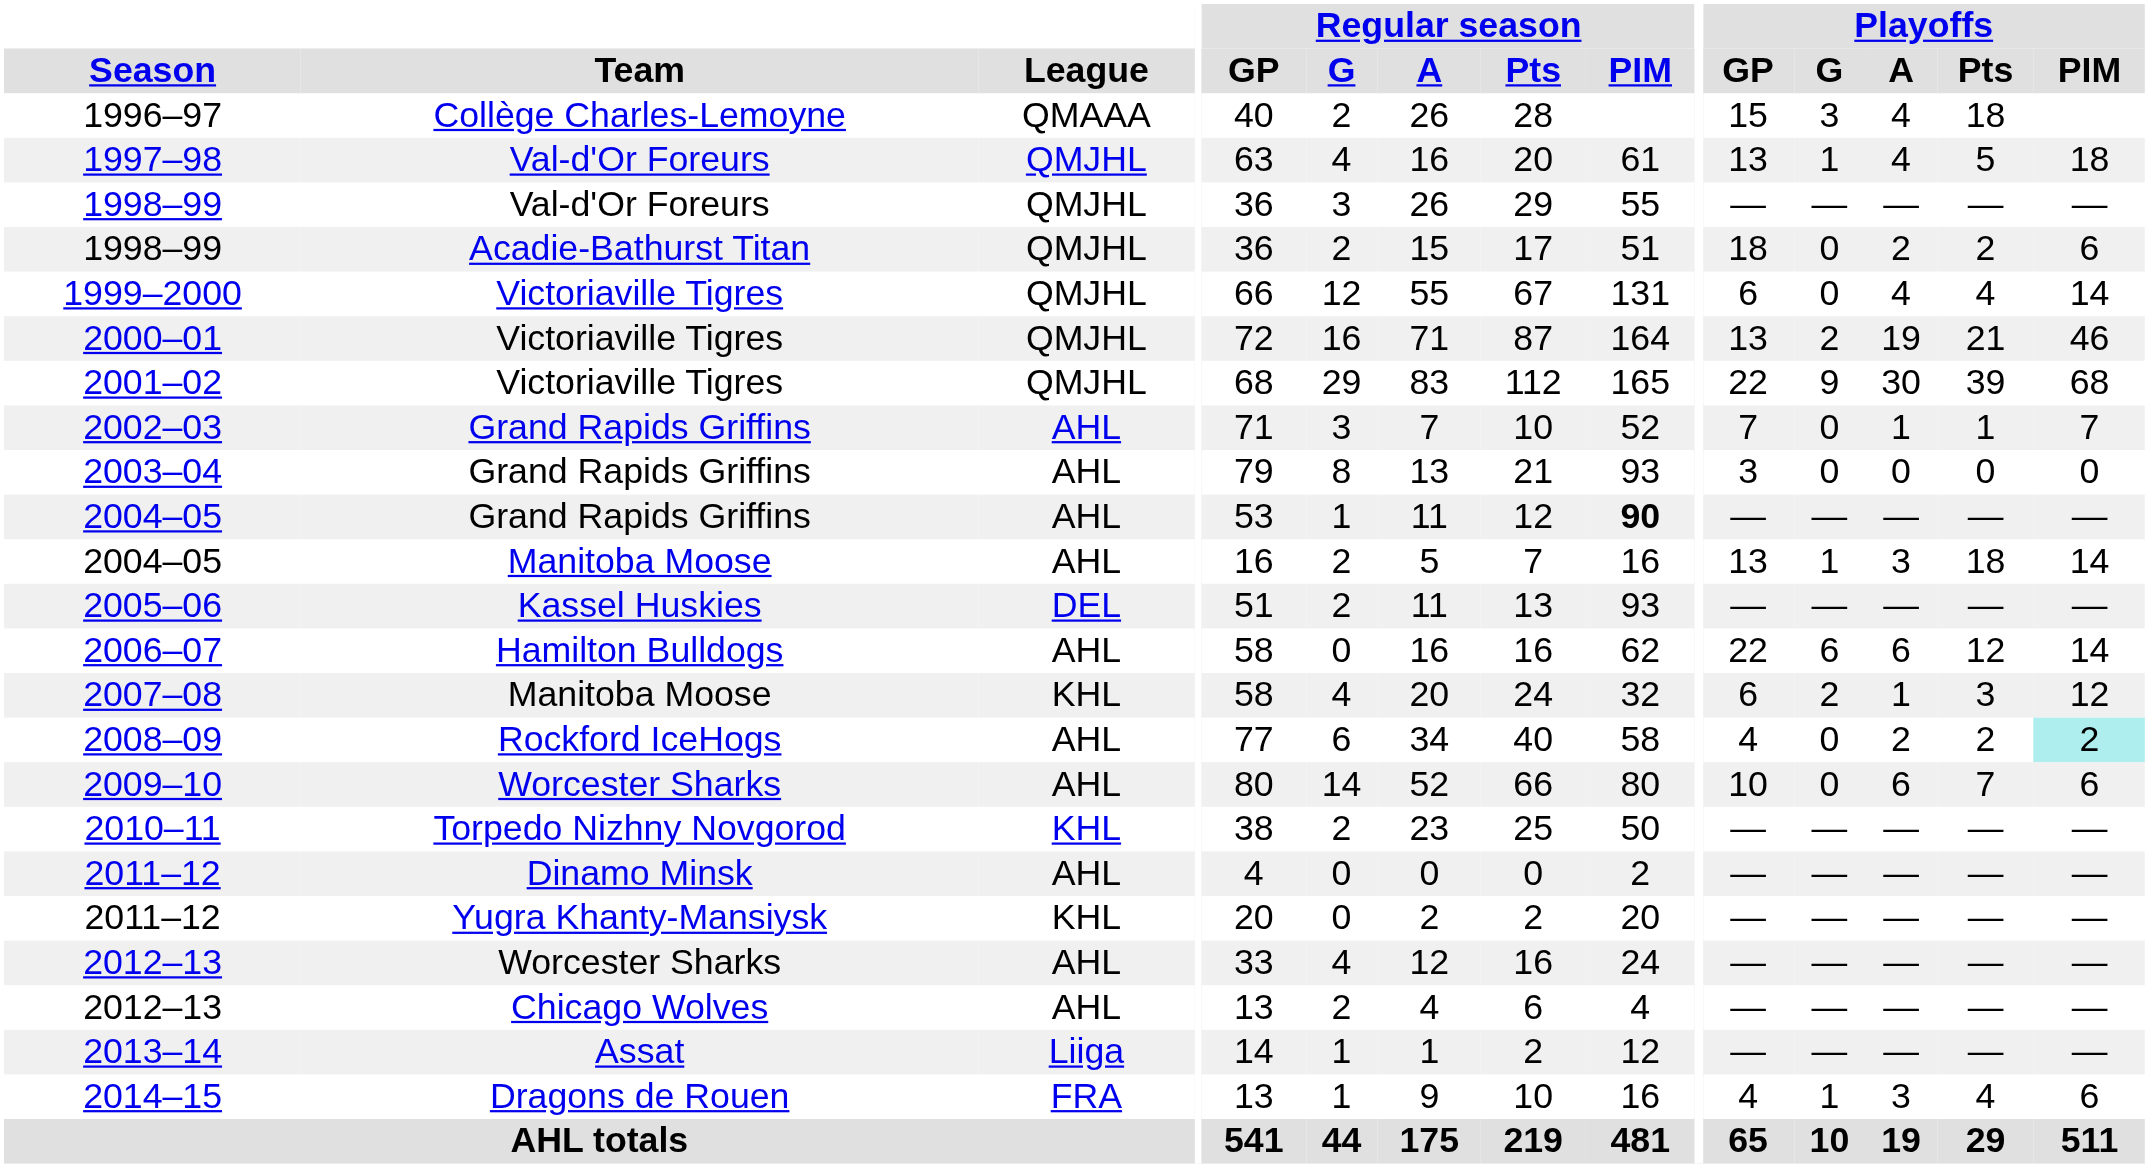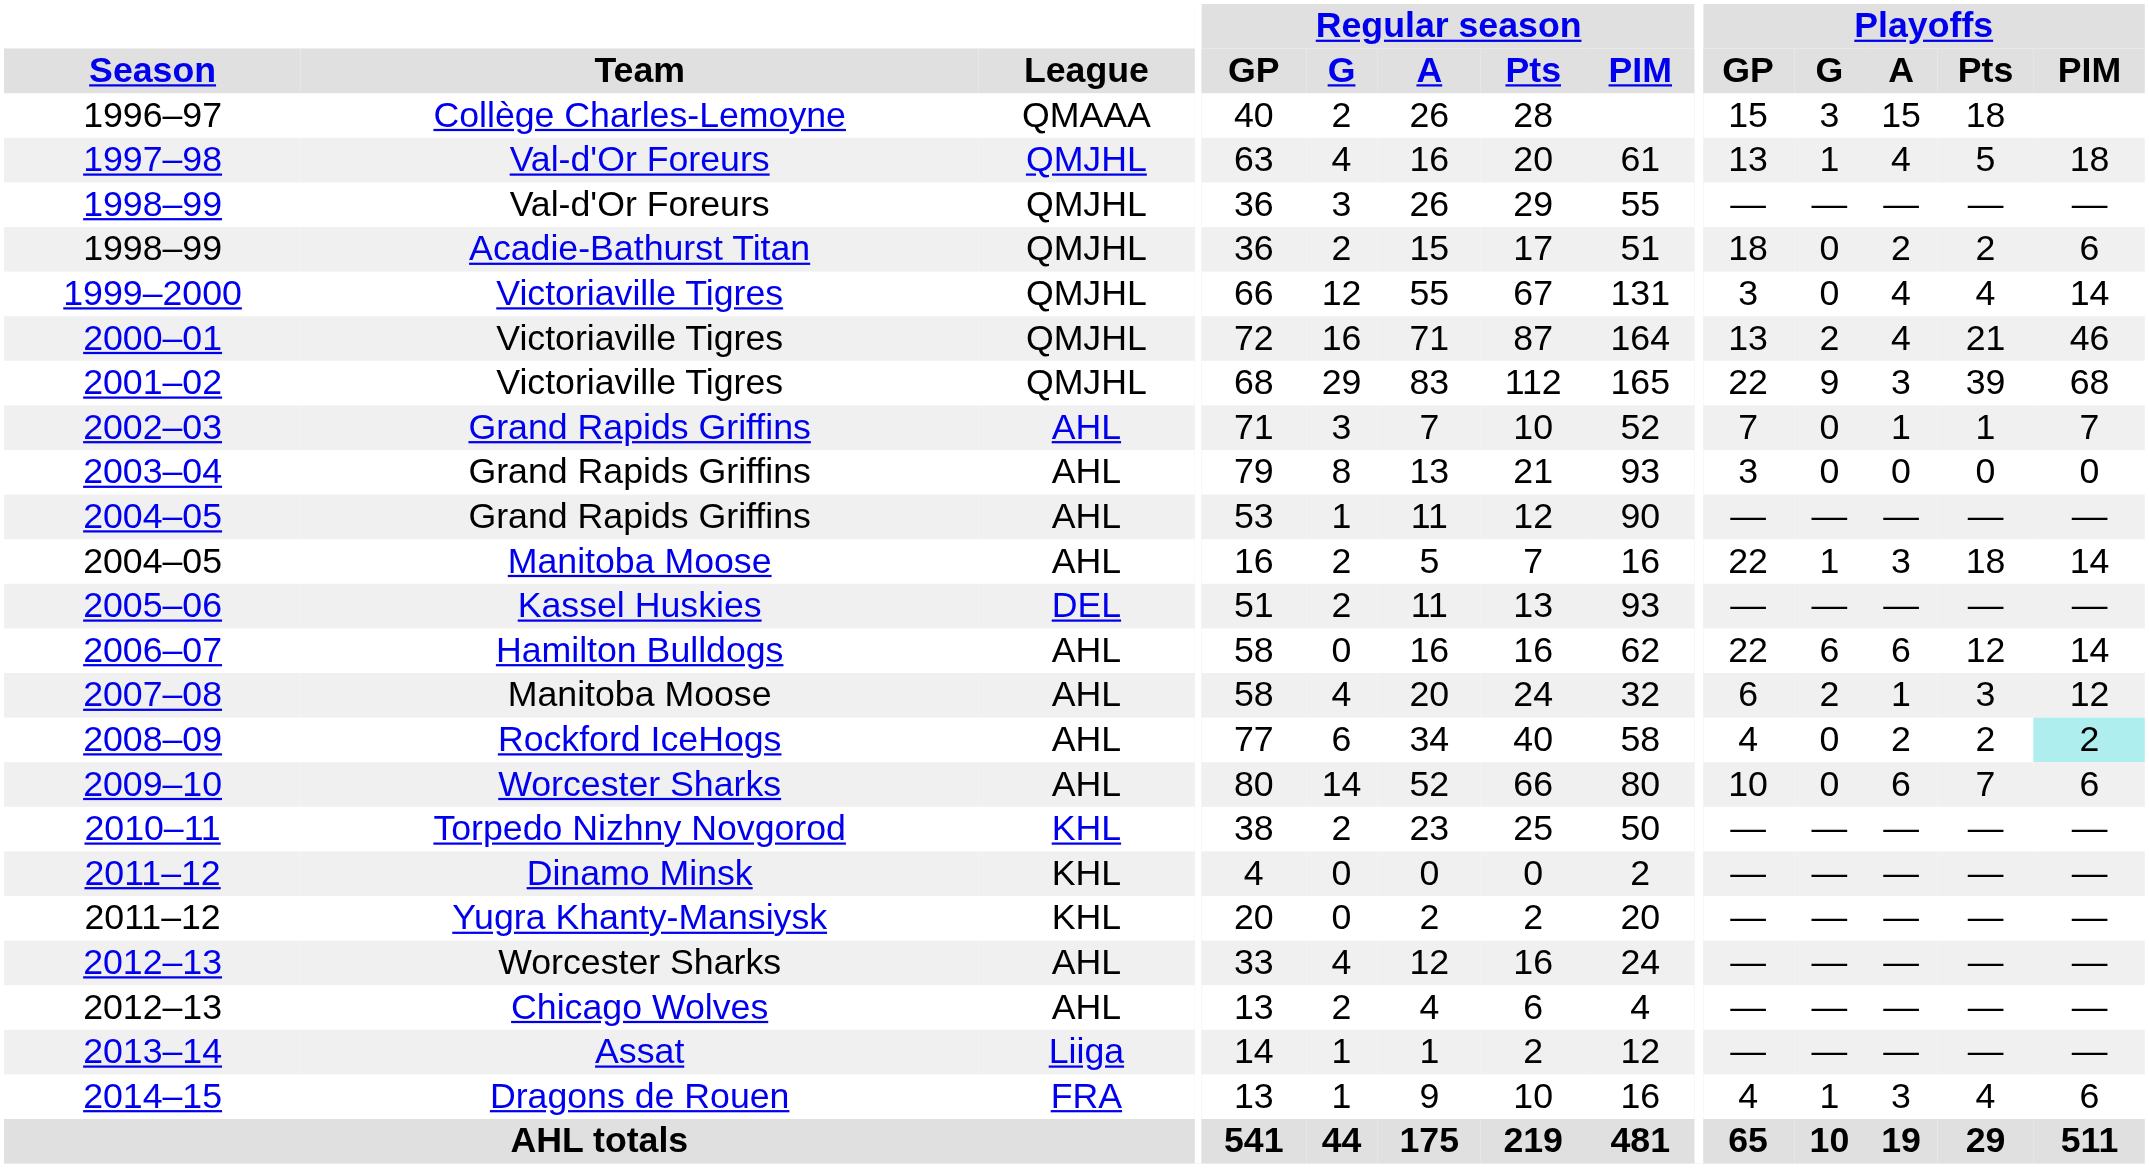(1901, 114) 4 -> (1901, 114) 15
(1748, 293) 6 -> (1748, 293) 3
(1901, 337) 19 -> (1901, 337) 4
(1901, 382) 30 -> (1901, 382) 3
(1640, 516) bold -> (1640, 516) normal
(1748, 560) 13 -> (1748, 560) 22
(1086, 694) KHL -> (1086, 694) AHL
(1086, 873) AHL -> (1086, 873) KHL
